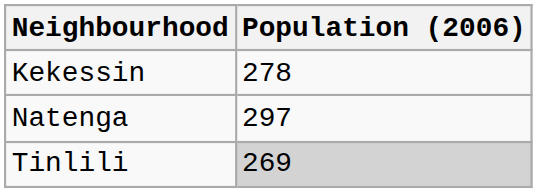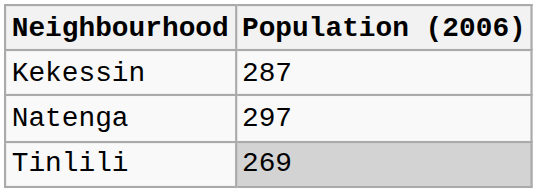(267, 73) 278 -> (267, 73) 287
